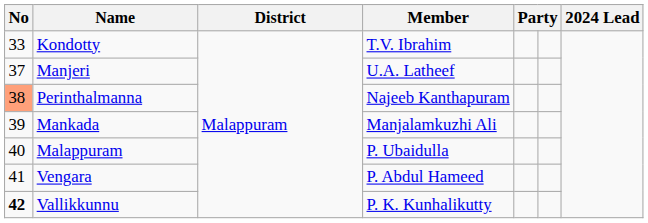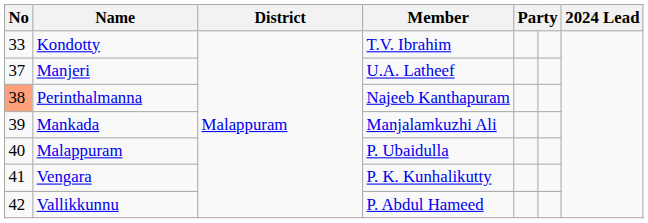(425, 177) P. Abdul Hameed -> (429, 177) P. K. Kunhalikutty
(17, 204) bold -> (17, 204) normal
(429, 204) P. K. Kunhalikutty -> (425, 204) P. Abdul Hameed
